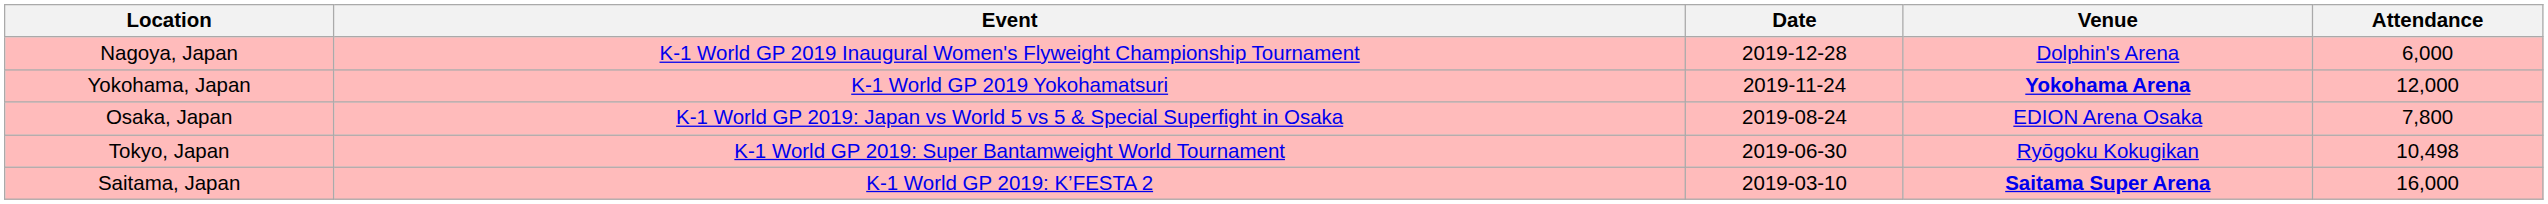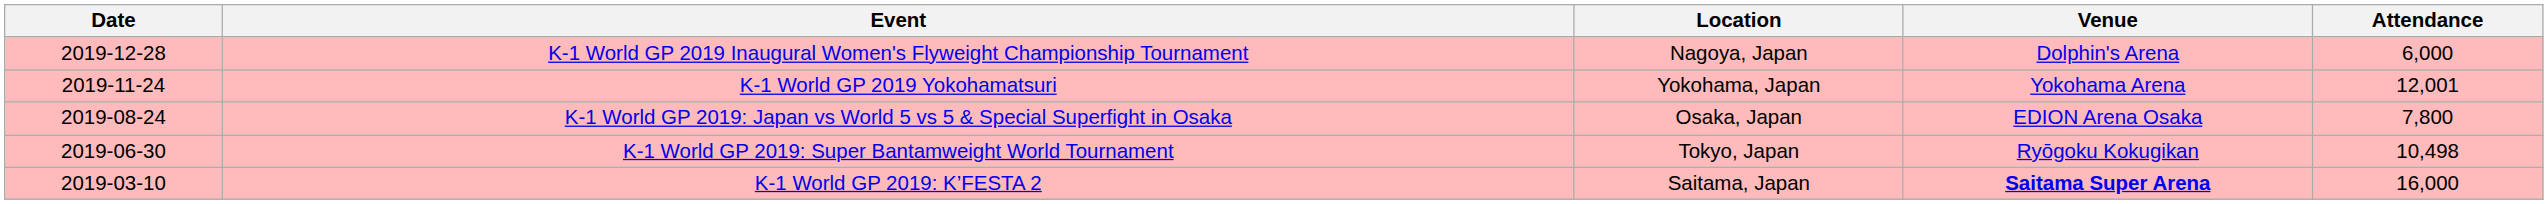columns swapped: (1794, 20) <-> (169, 20)
(2108, 85) bold -> (2108, 85) normal
(2428, 85) 12,000 -> (2428, 85) 12,001
